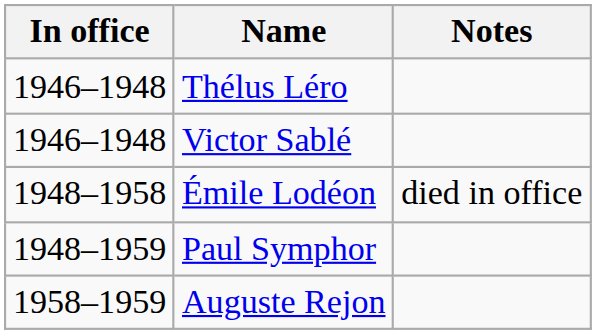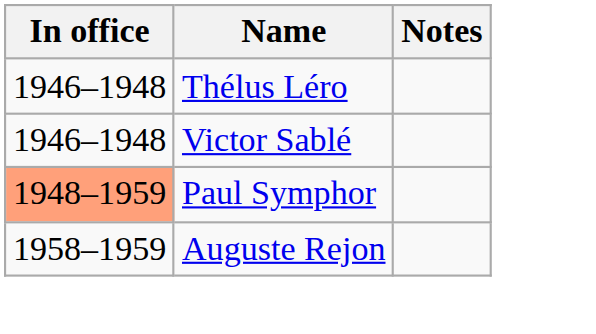- row: (279, 193)
(90, 247) no background -> (90, 193) lightsalmon background
